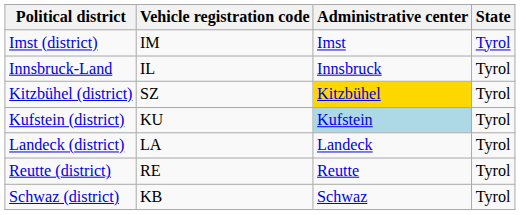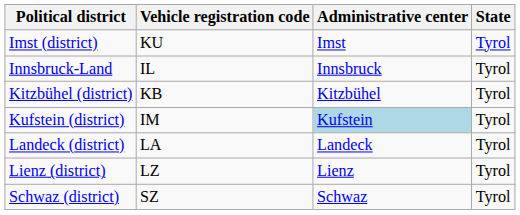(150, 42) IM -> (152, 42) KU
(149, 94) SZ -> (151, 94) KB
(349, 94) gold background -> (349, 94) no background
(152, 119) KU -> (150, 119) IM
+ row: (57, 171)
- row: (60, 171)
(151, 196) KB -> (149, 196) SZ
